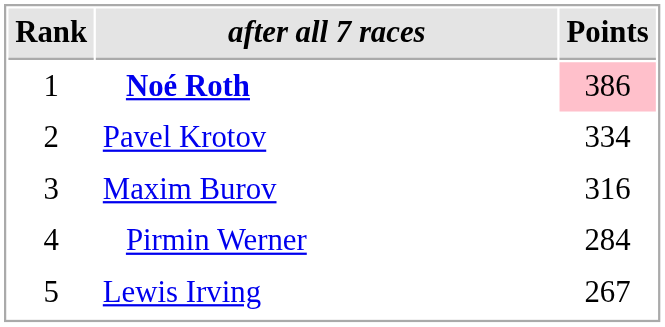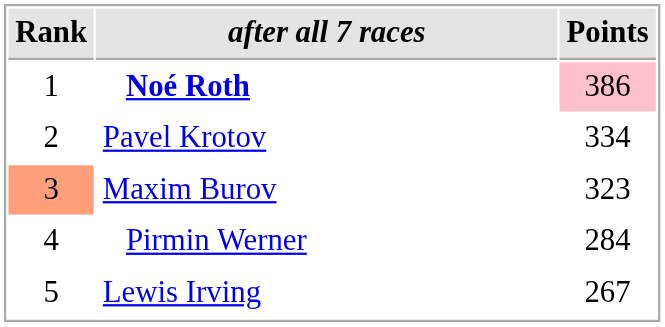(51, 189) no background -> (51, 189) lightsalmon background
(608, 189) 316 -> (608, 189) 323
